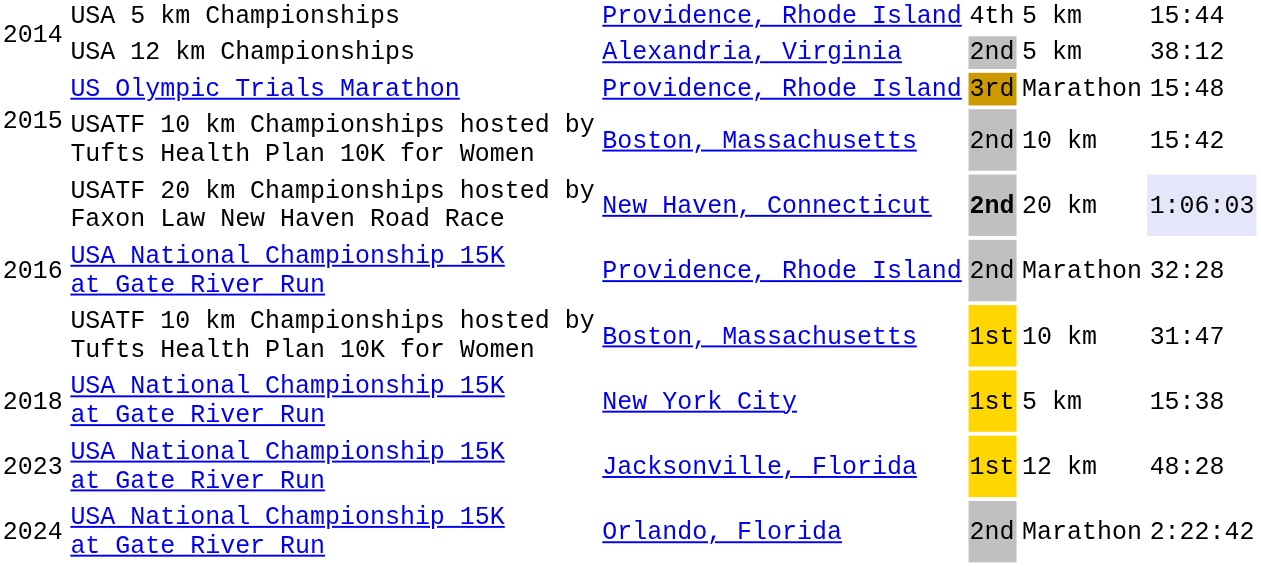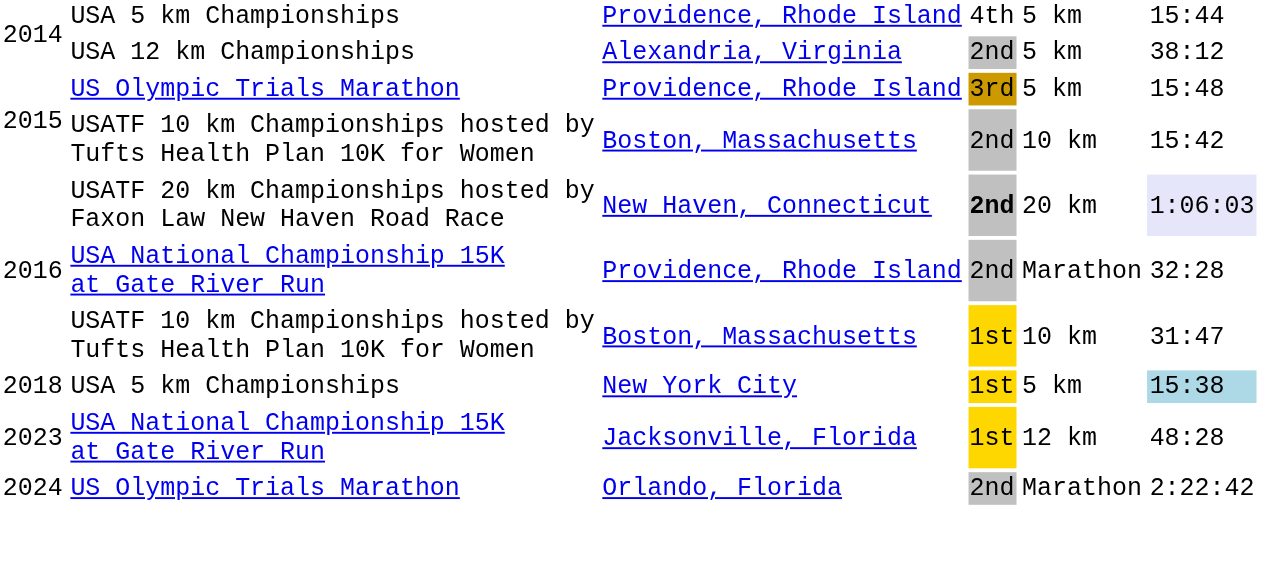(1082, 89) Marathon -> (1052, 89) 5 km
(288, 401) USA National Championship 15K at Gate River Run -> (235, 387) USA 5 km Championships
(1187, 401) no background -> (1187, 387) lightblue background
(288, 532) USA National Championship 15K at Gate River Run -> (265, 488) US Olympic Trials Marathon
